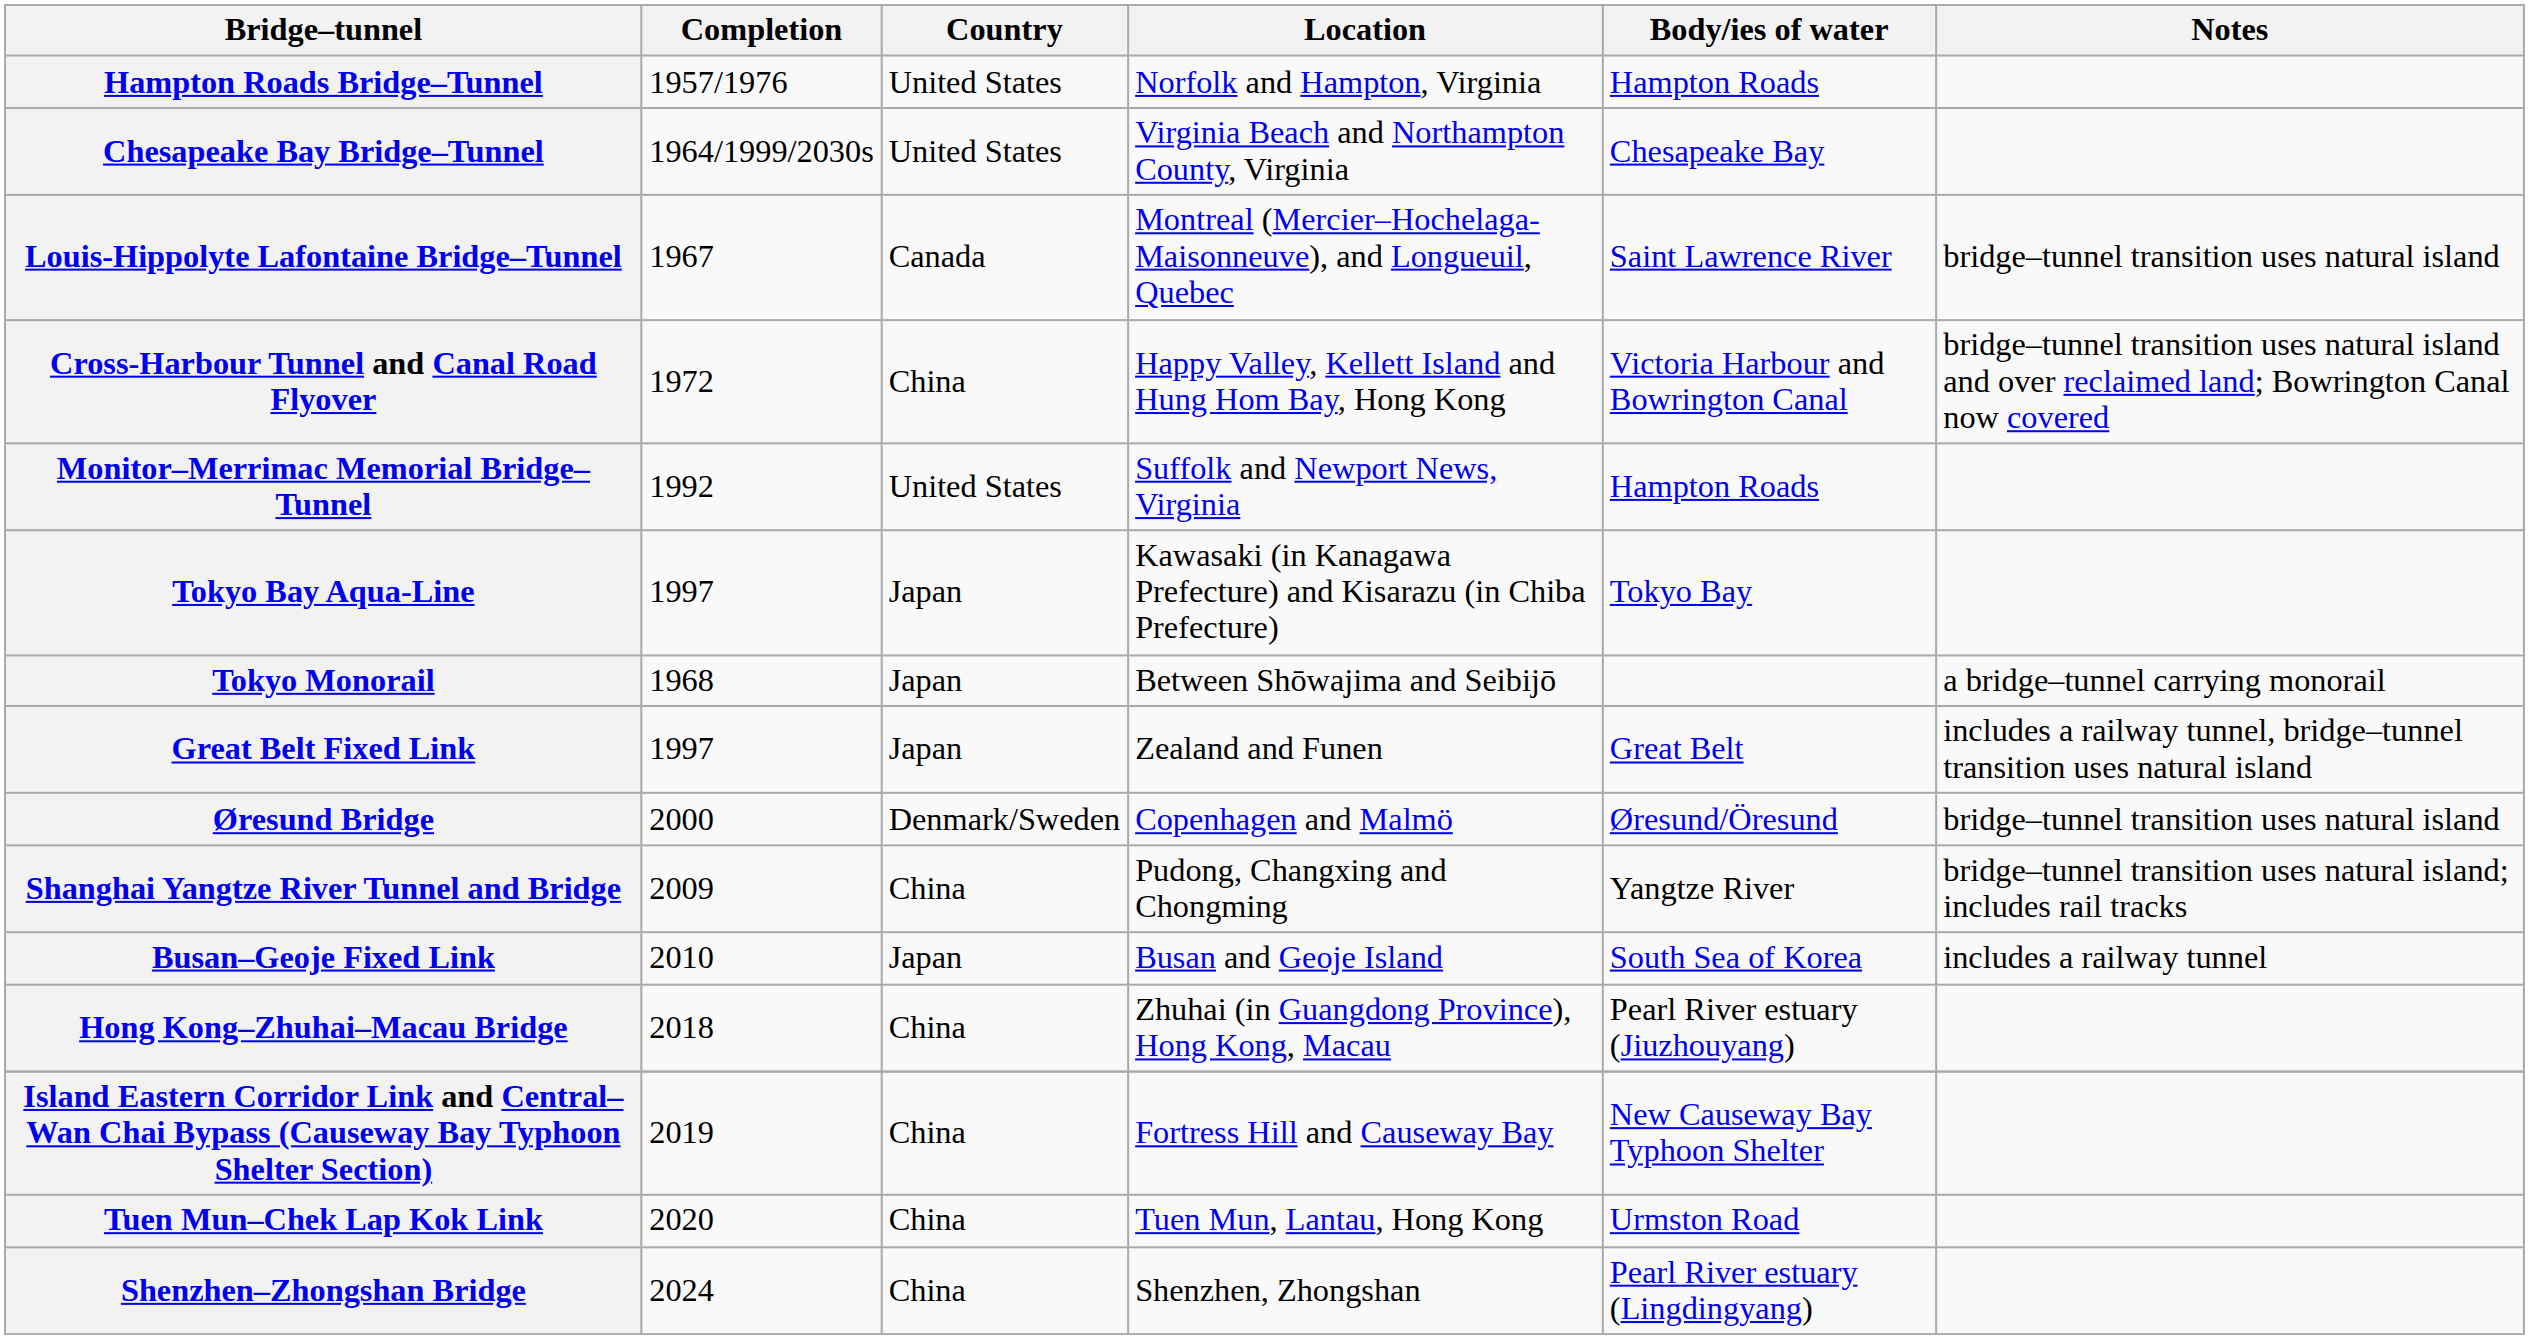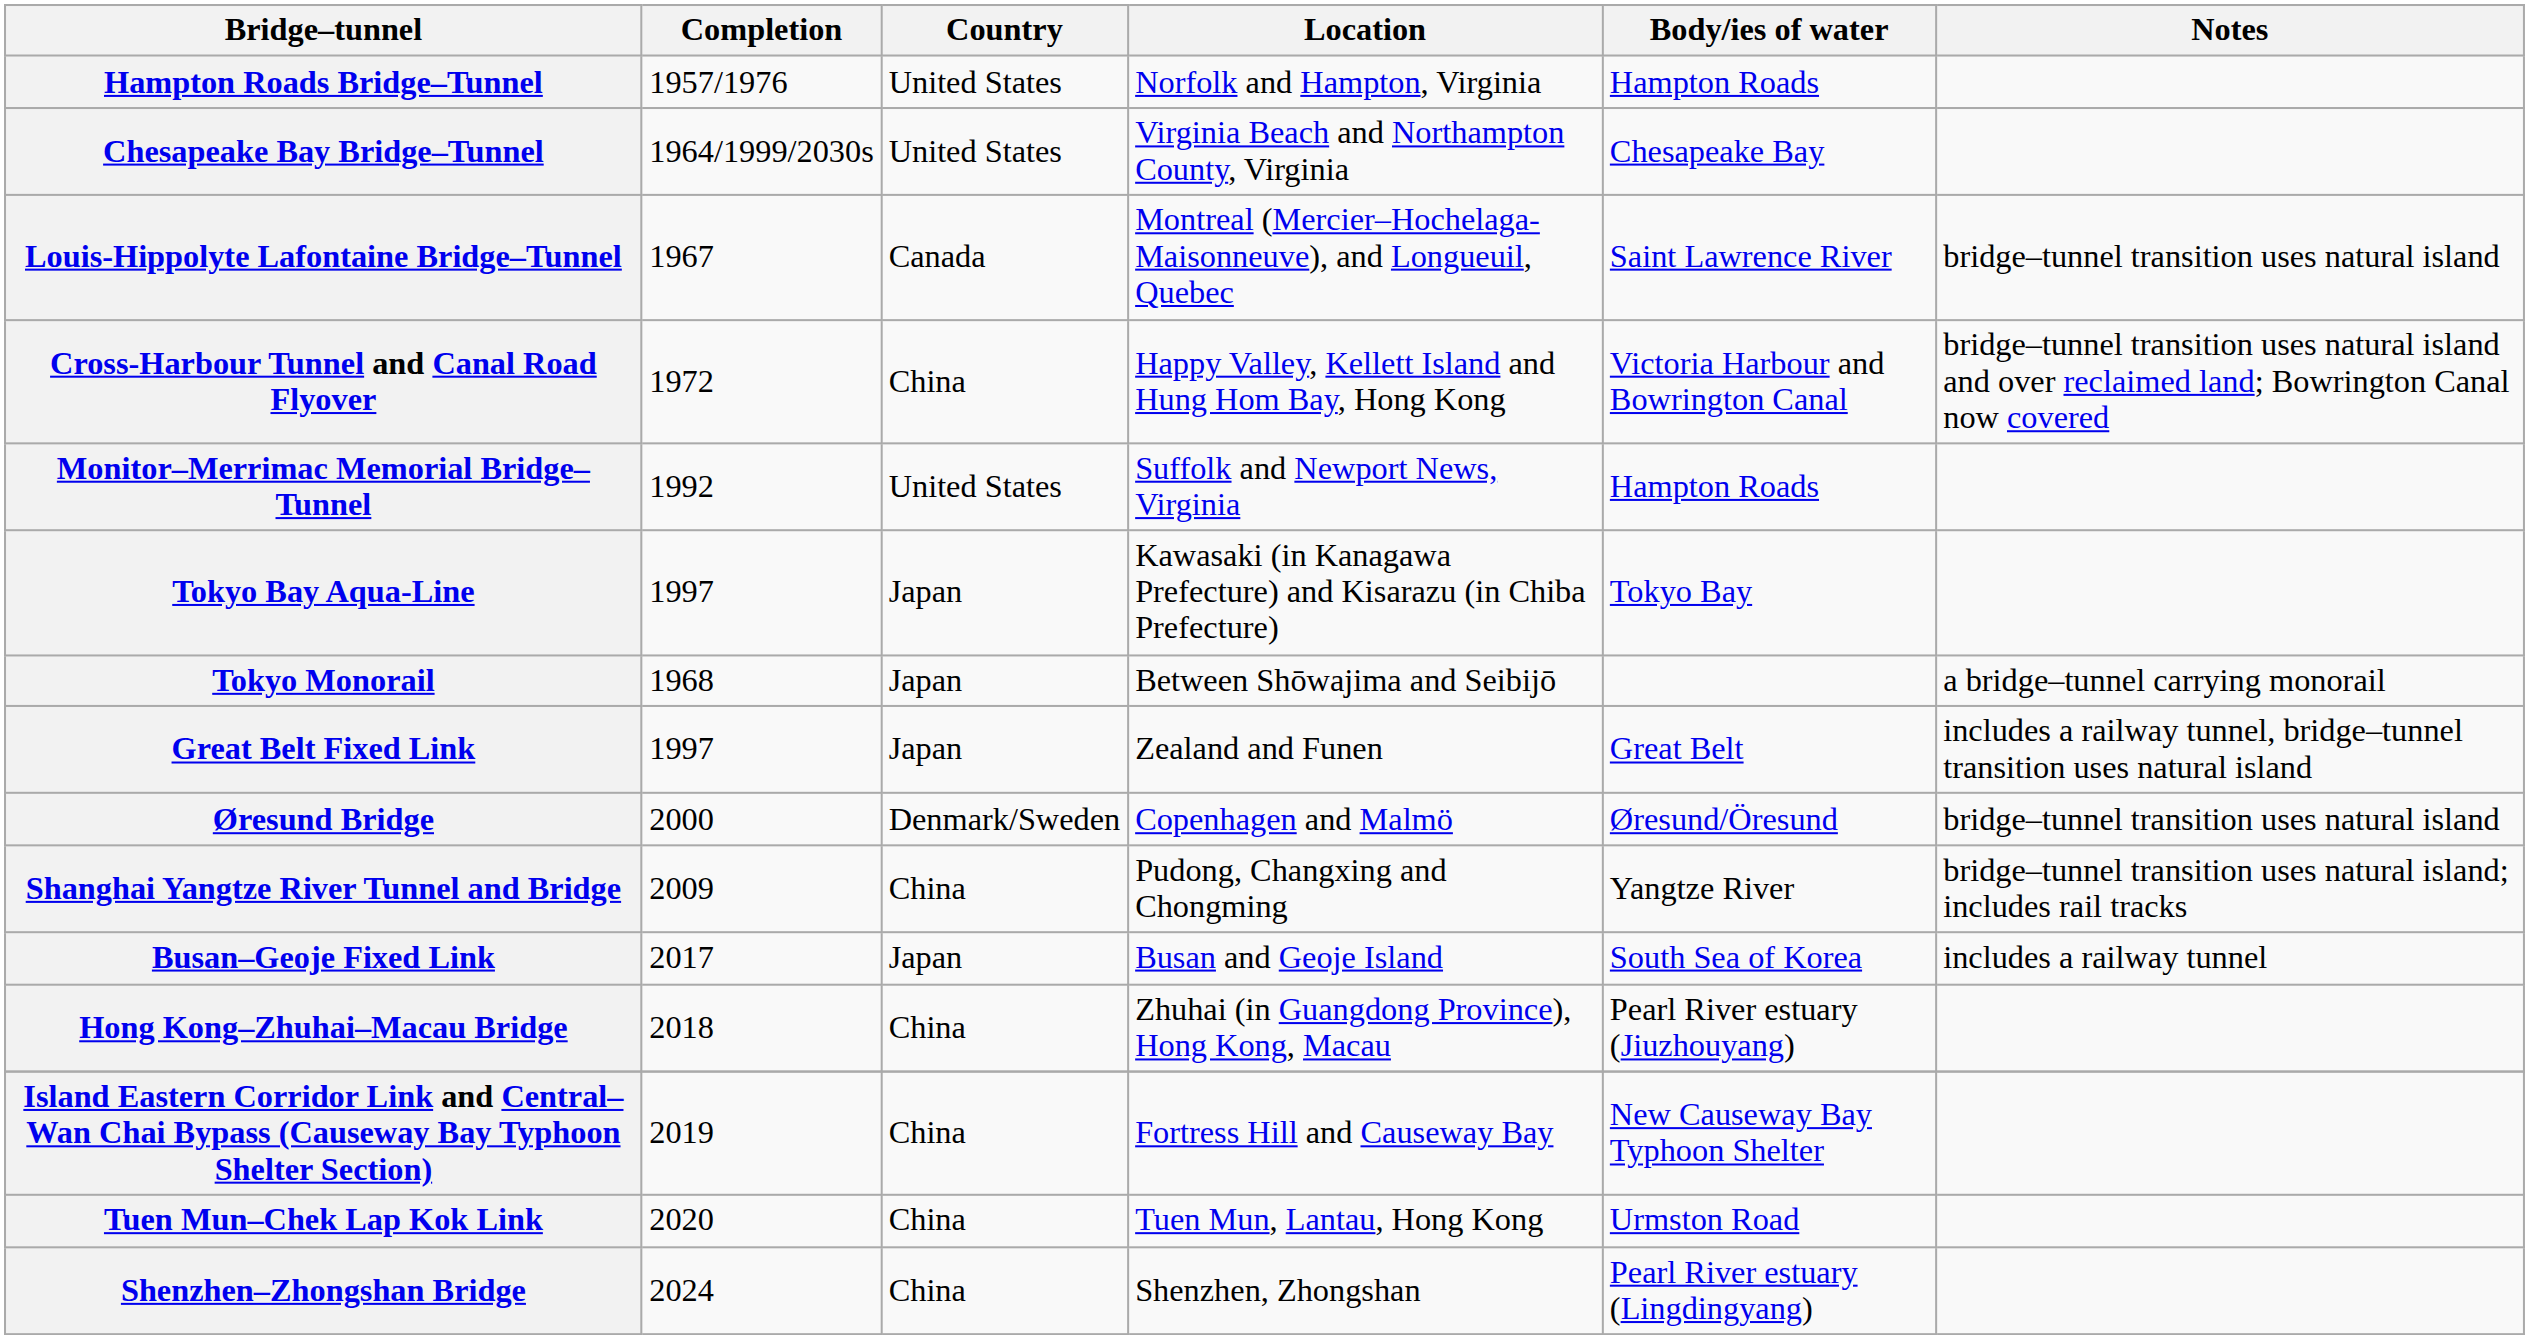(682, 957) 2010 -> (682, 957) 2017
